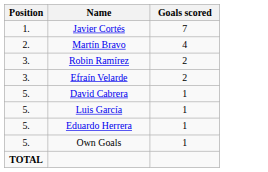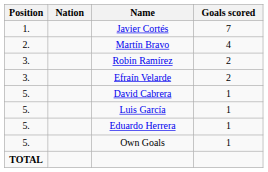+ column: (70, 12)
